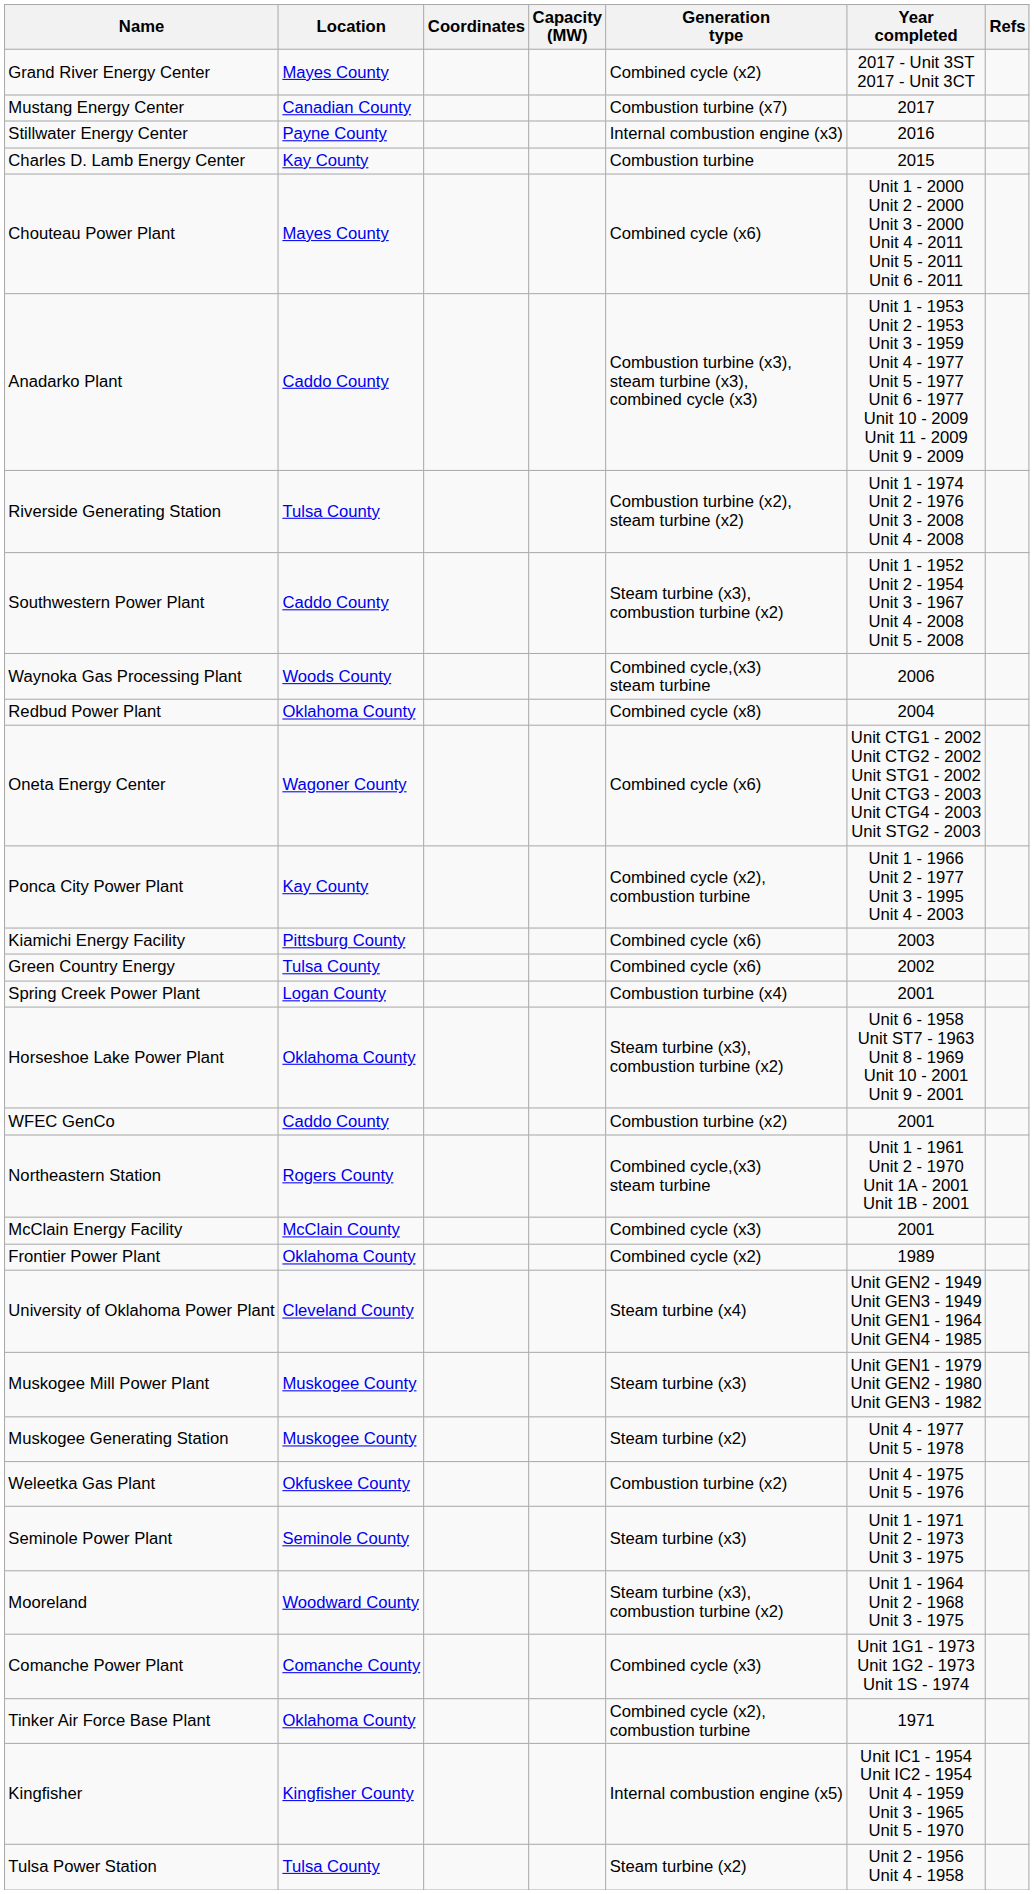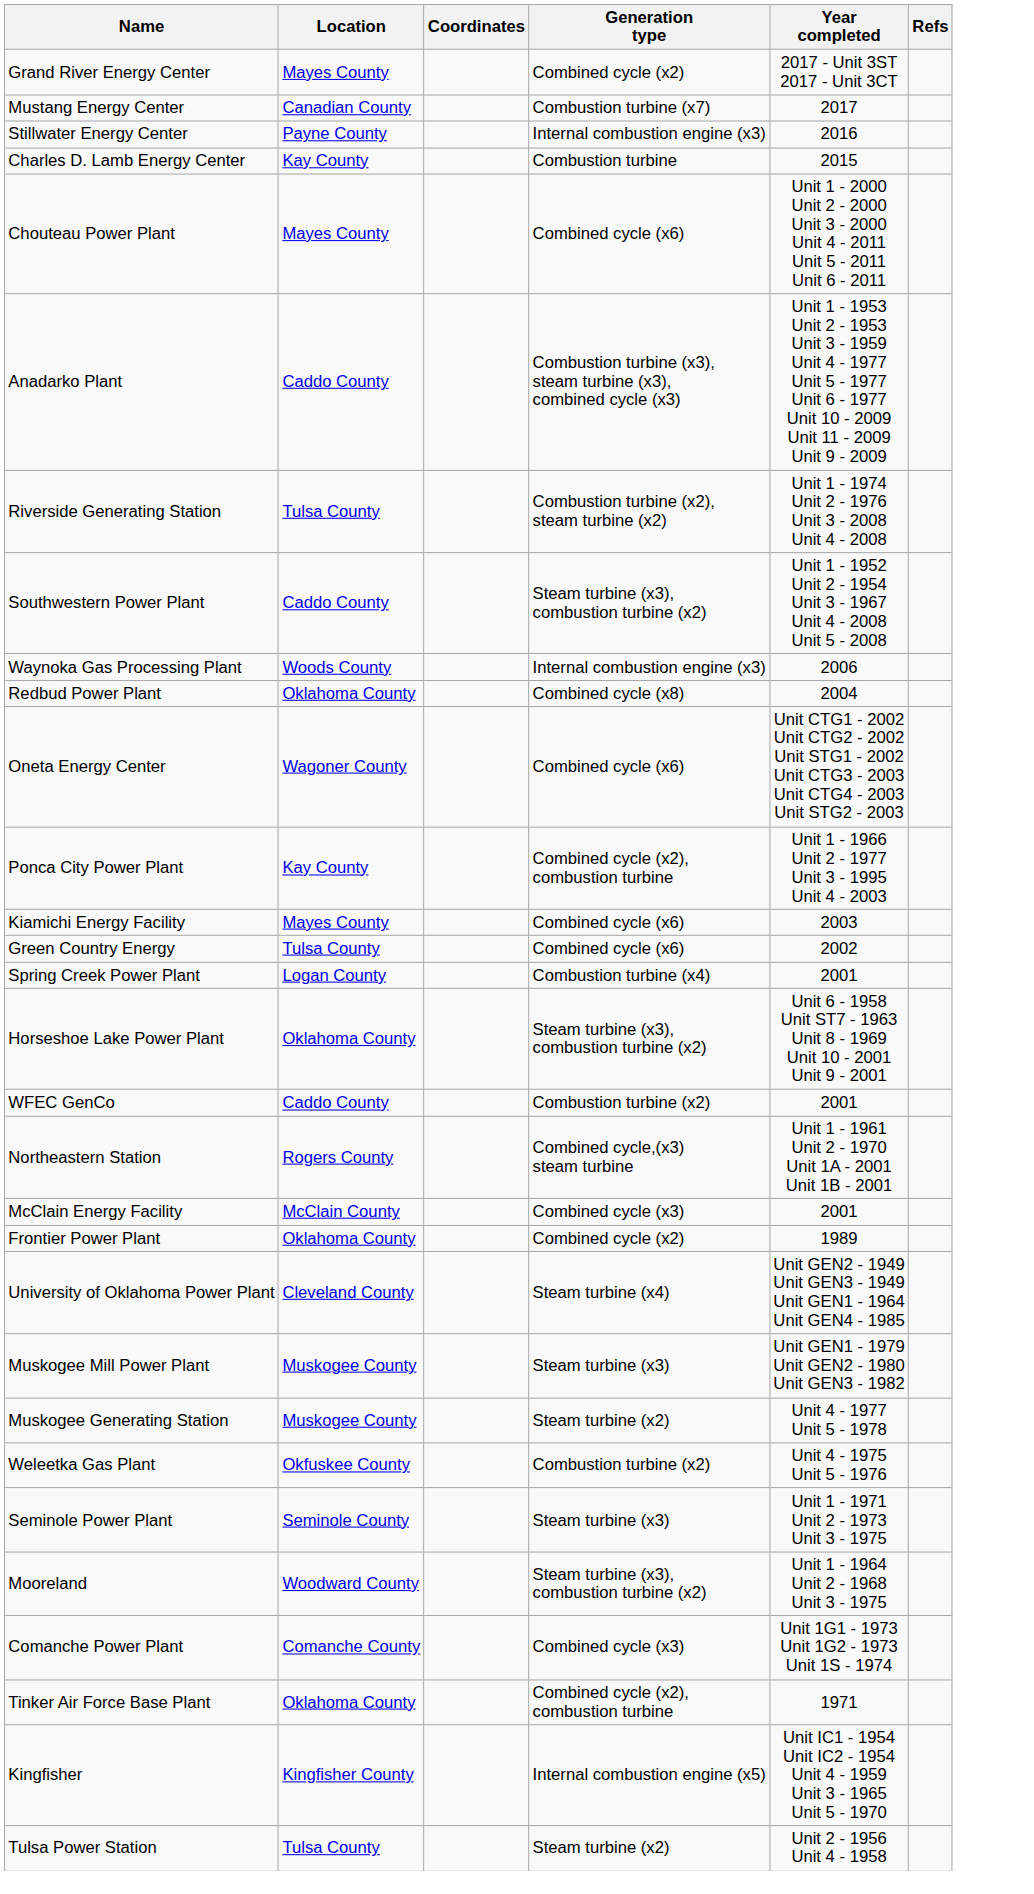- column: (567, 27)
(685, 676) Combined cycle,(x3) steam turbine -> (649, 667) Internal combustion engine (x3)
(344, 941) Pittsburg County -> (336, 922) Mayes County
